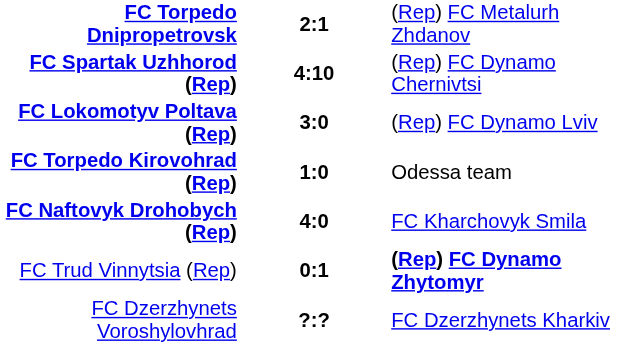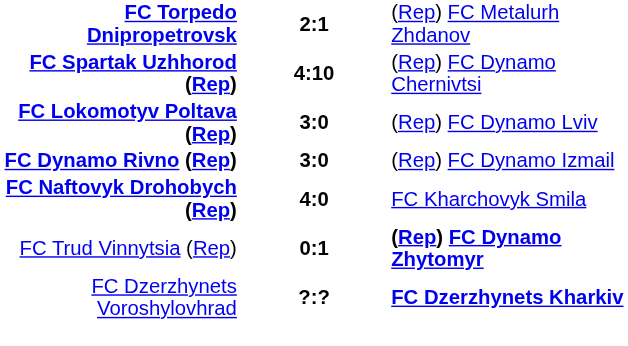- row: (124, 172)
+ row: (121, 160)
(501, 320) normal -> (507, 297) bold
